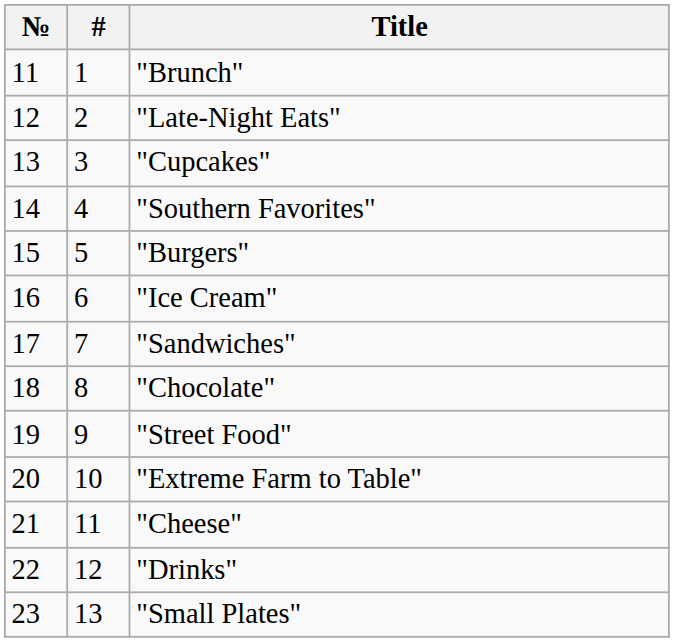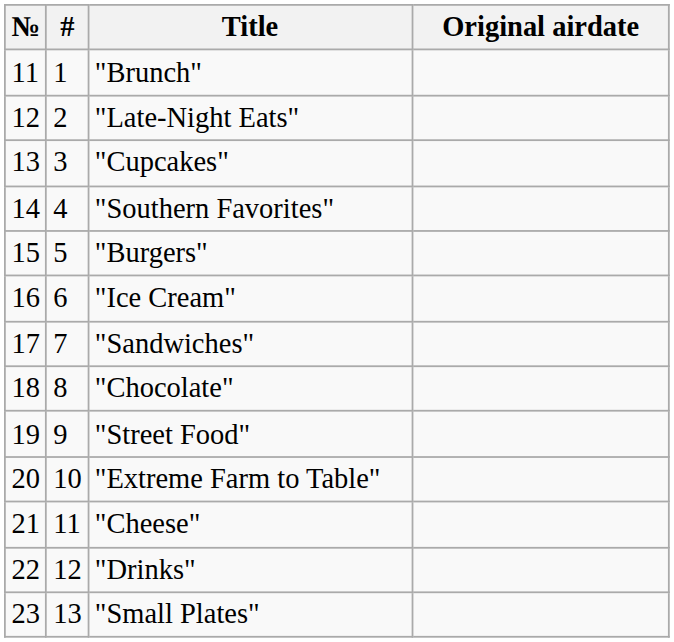+ column: (541, 27)
